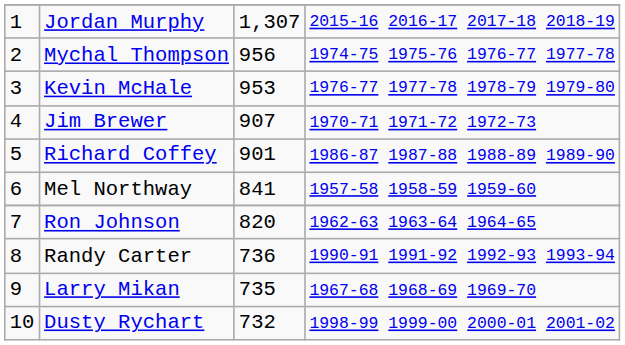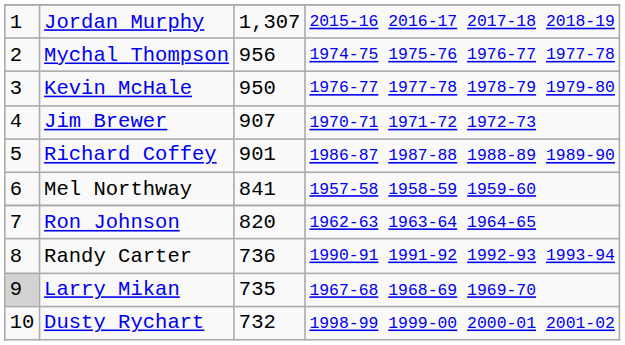(257, 88) 953 -> (257, 88) 950
(16, 289) no background -> (16, 289) lightgrey background
